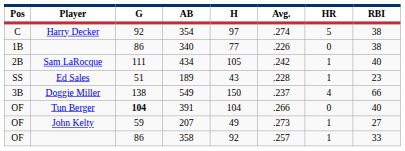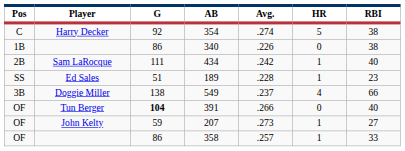- column: (234, 14)
